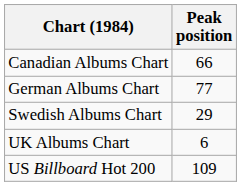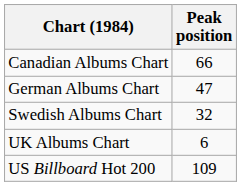(204, 89) 77 -> (204, 89) 47
(204, 115) 29 -> (204, 115) 32
